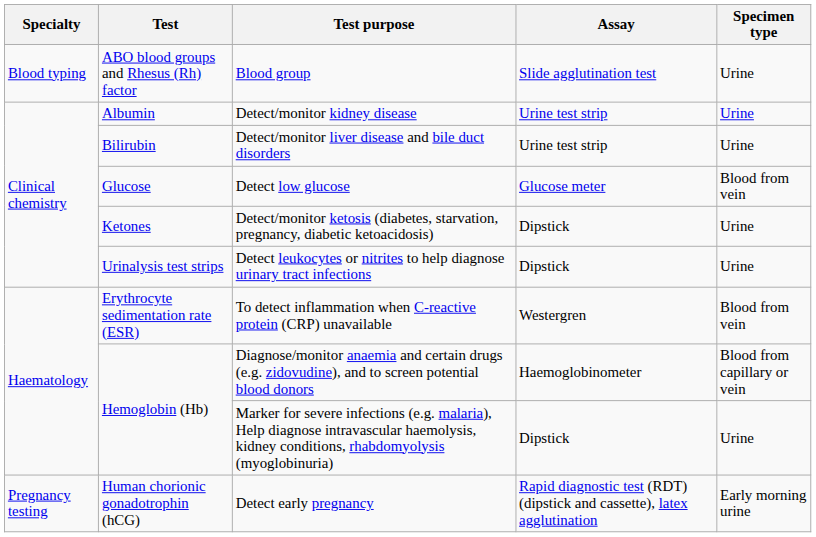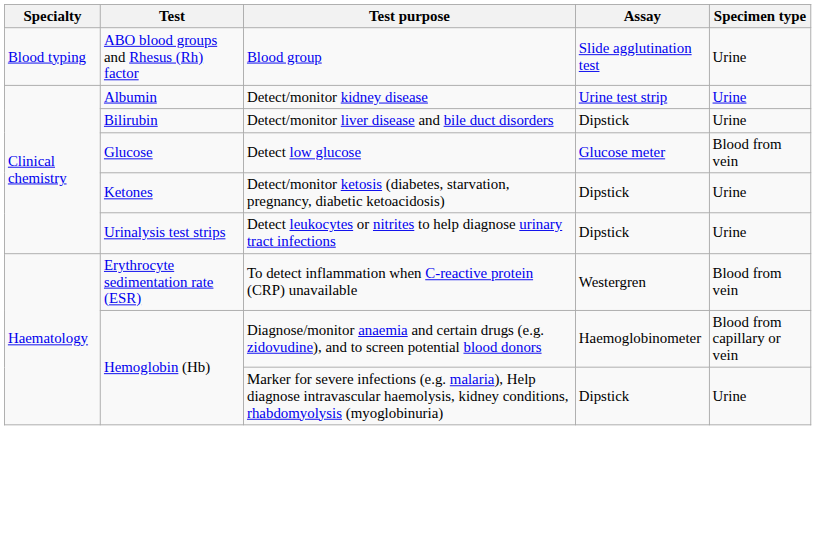(563, 145) Urine test strip -> (604, 120) Dipstick
- row: (305, 503)
